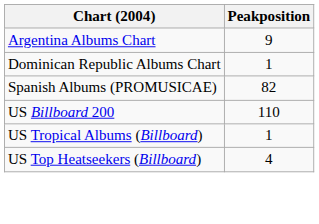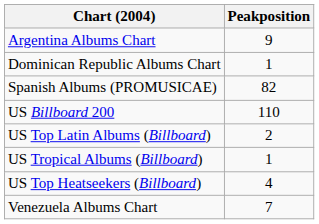+ row: (109, 135)
+ row: (83, 207)
